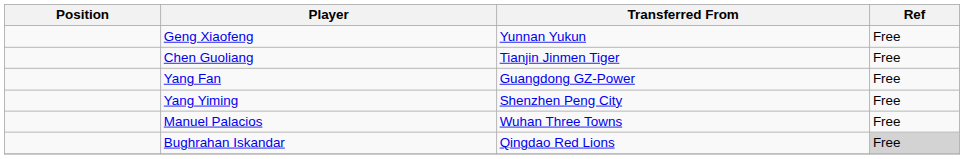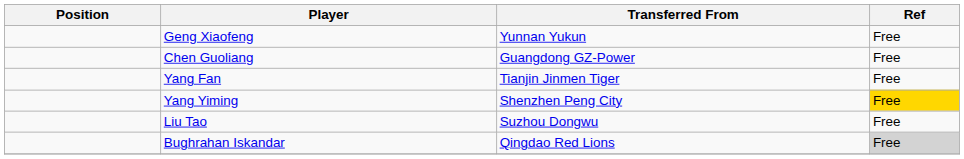(560, 57) Tianjin Jinmen Tiger -> (567, 57) Guangdong GZ-Power
(567, 79) Guangdong GZ-Power -> (560, 79) Tianjin Jinmen Tiger
(887, 100) no background -> (887, 100) gold background
+ row: (185, 121)
- row: (213, 121)
